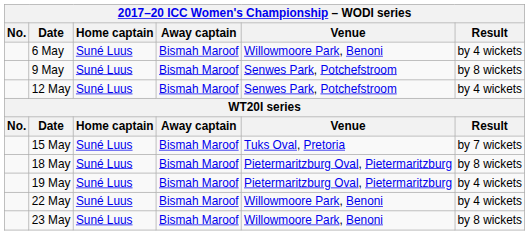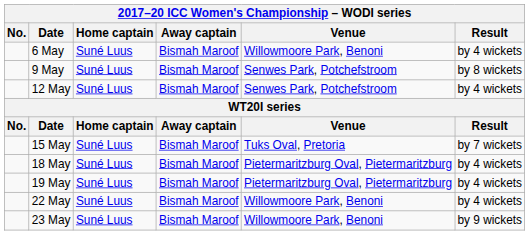(490, 164) by 8 wickets -> (490, 164) by 4 wickets
(490, 220) by 8 wickets -> (490, 220) by 9 wickets
